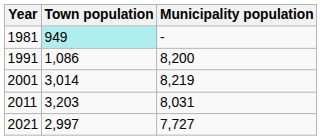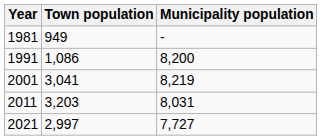(56, 37) paleturquoise background -> (56, 37) no background
(62, 80) 3,014 -> (62, 80) 3,041
